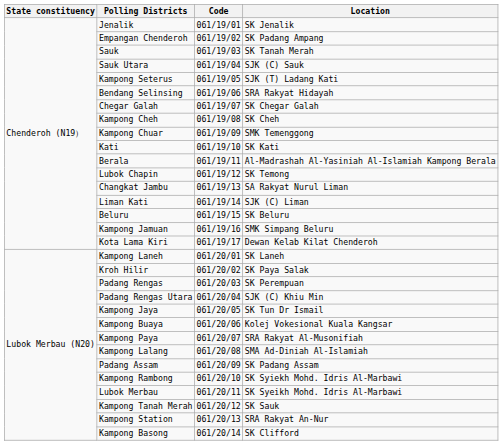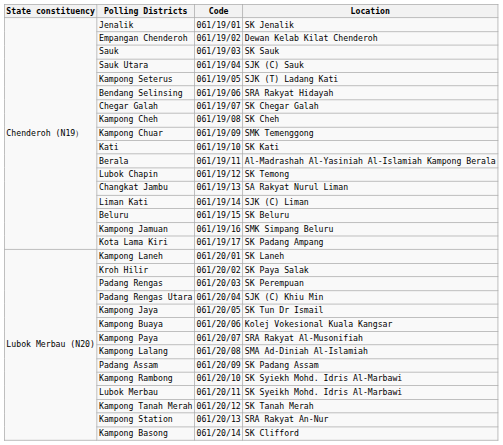(284, 38) SK Padang Ampang -> (311, 38) Dewan Kelab Kilat Chenderoh
(279, 52) SK Tanah Merah -> (262, 52) SK Sauk
(311, 243) Dewan Kelab Kilat Chenderoh -> (284, 243) SK Padang Ampang
(262, 406) SK Sauk -> (279, 406) SK Tanah Merah
